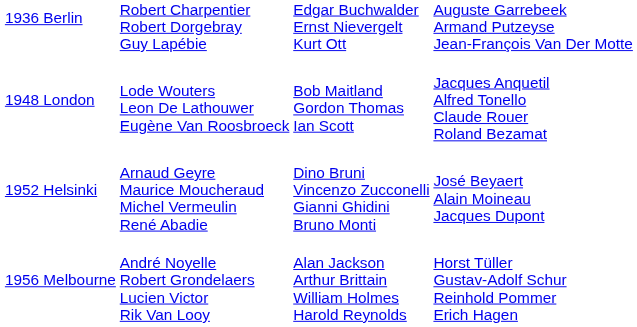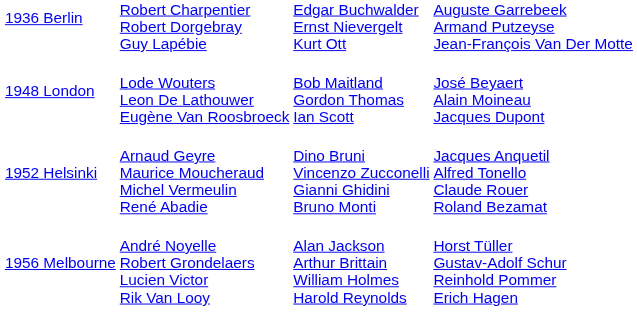(491, 108) Jacques Anquetil Alfred Tonello Claude Rouer Roland Bezamat -> (489, 100) José Beyaert Alain Moineau Jacques Dupont
(489, 198) José Beyaert Alain Moineau Jacques Dupont -> (491, 181) Jacques Anquetil Alfred Tonello Claude Rouer Roland Bezamat
